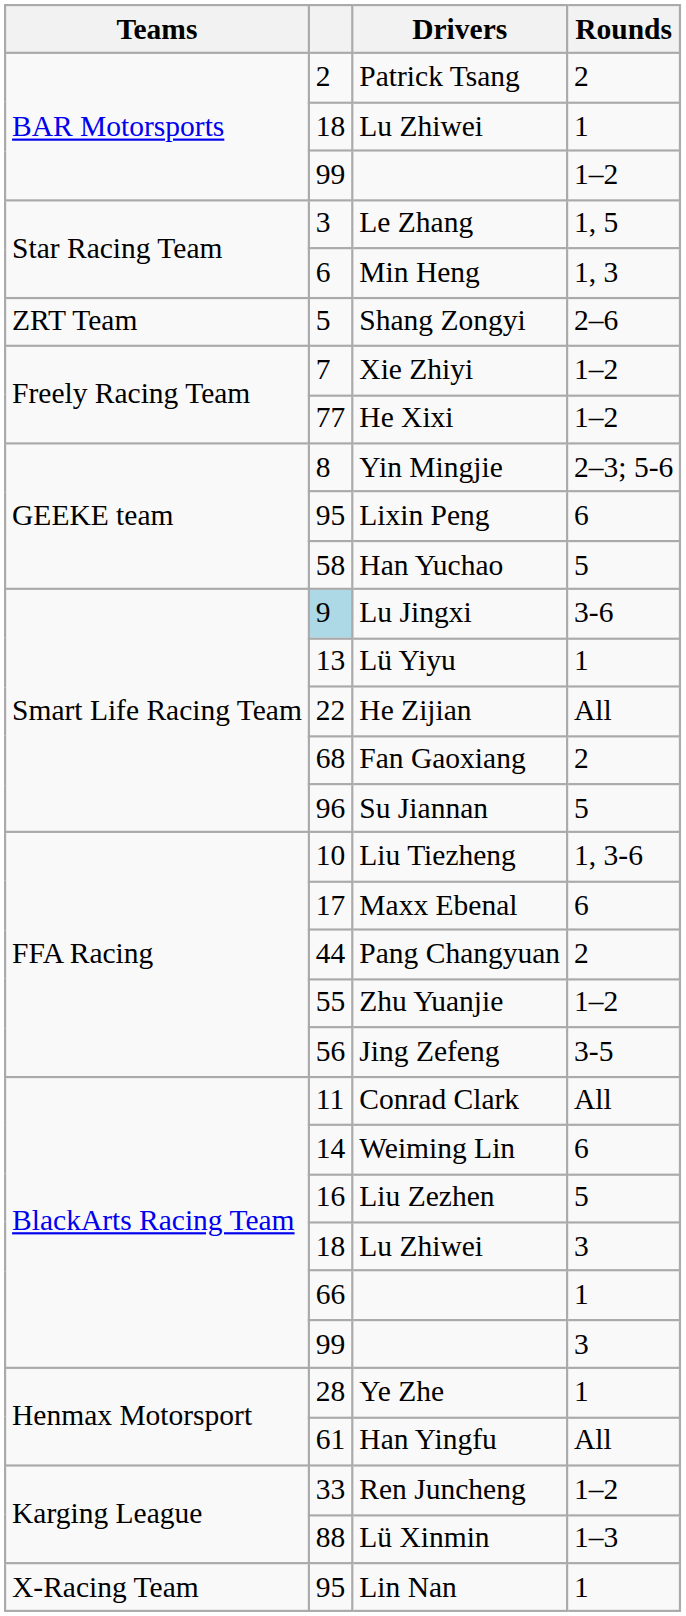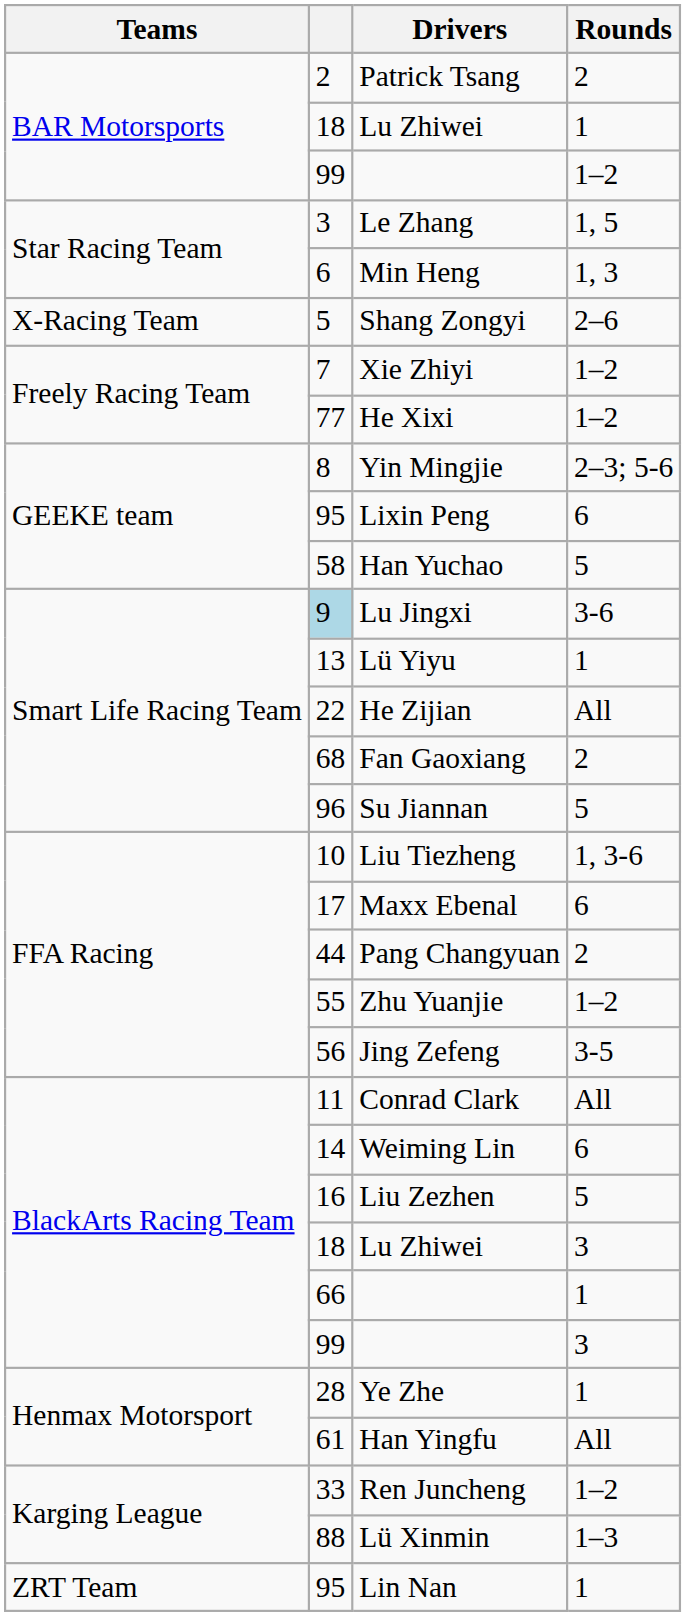(75, 320) ZRT Team -> (105, 320) X-Racing Team
(105, 1586) X-Racing Team -> (75, 1586) ZRT Team
